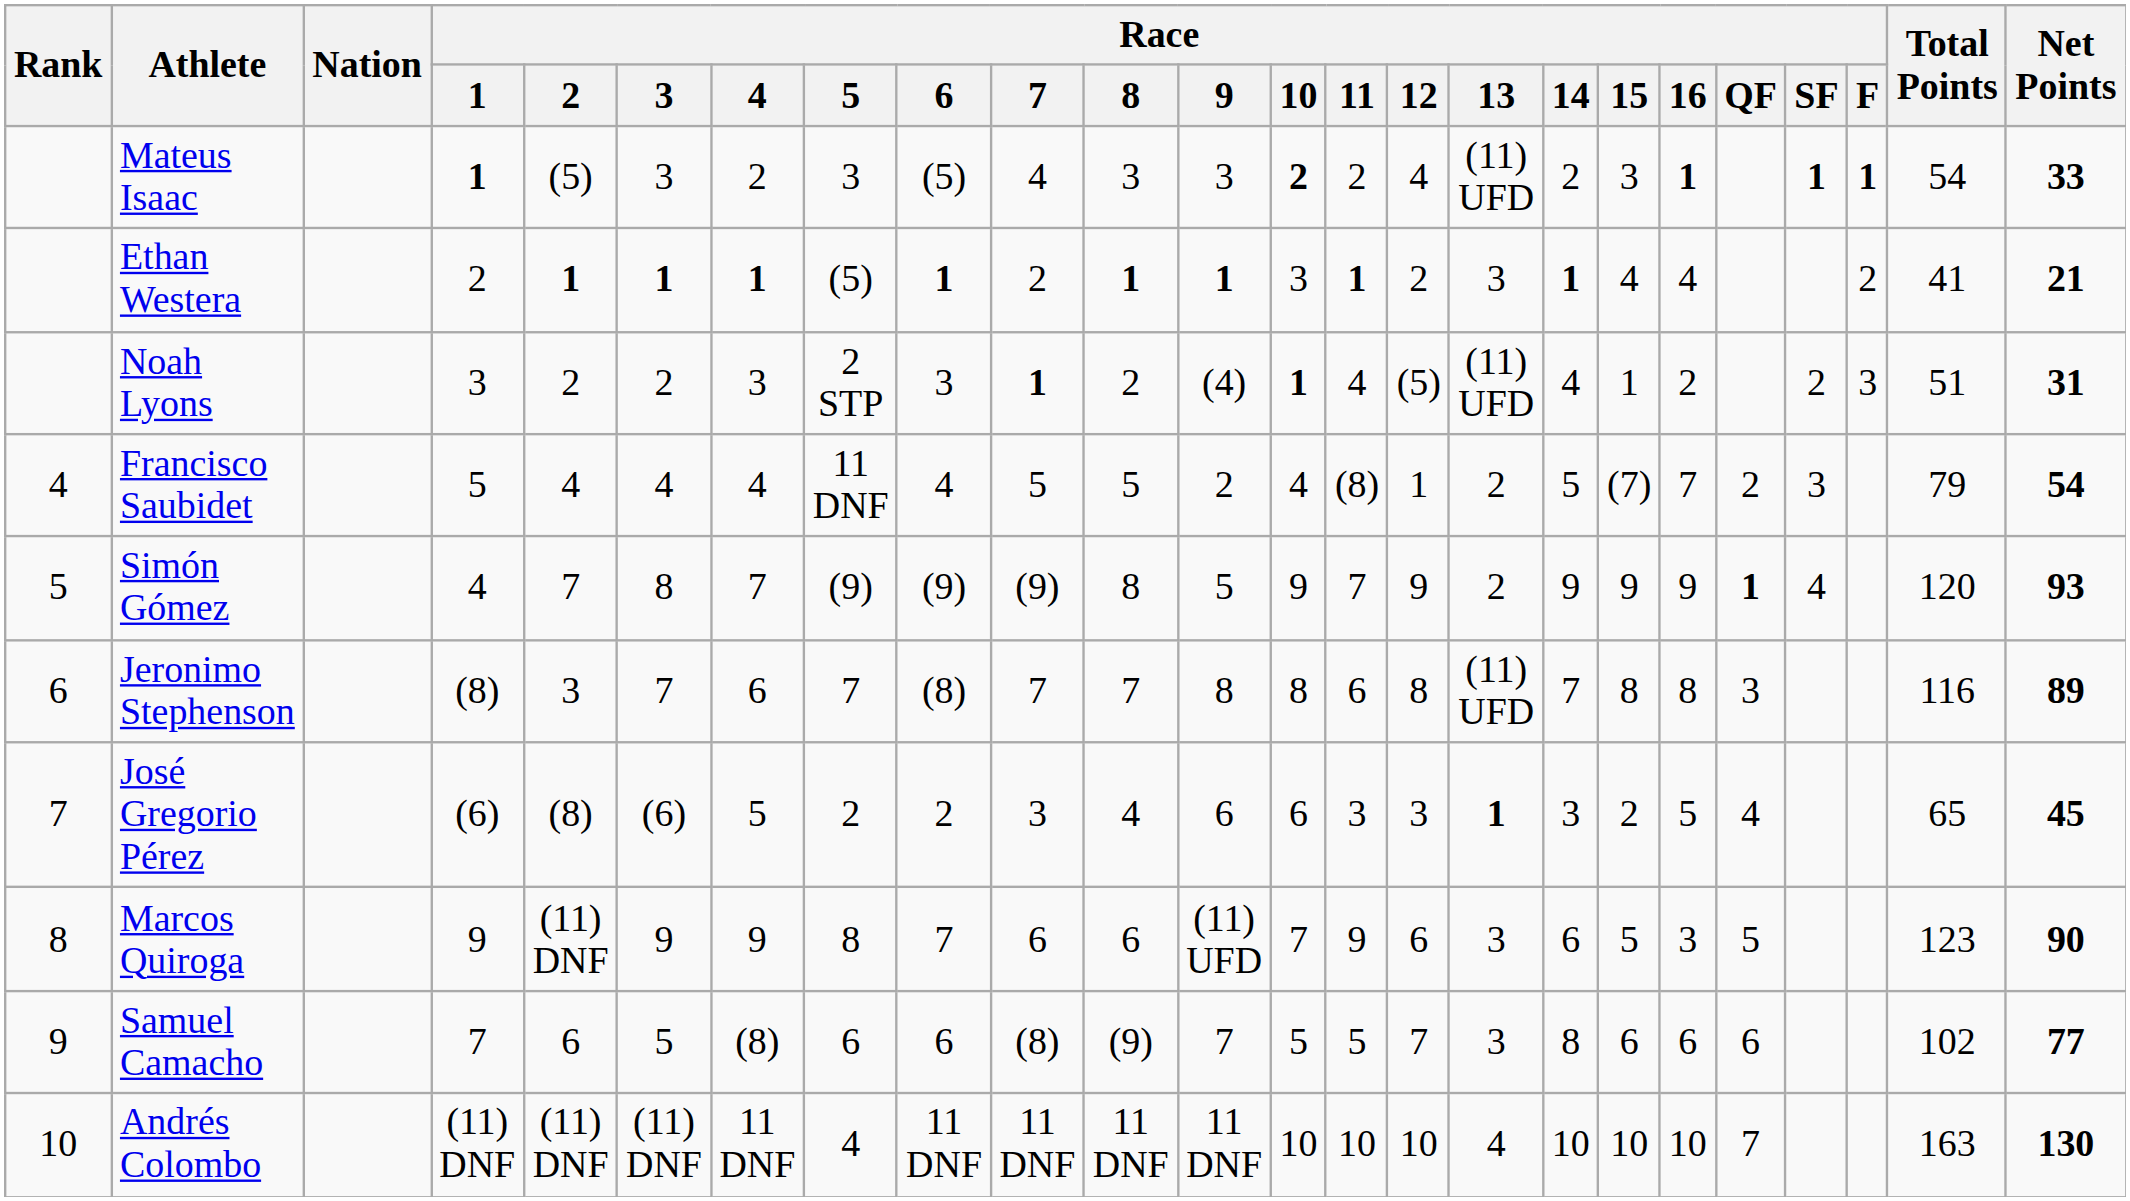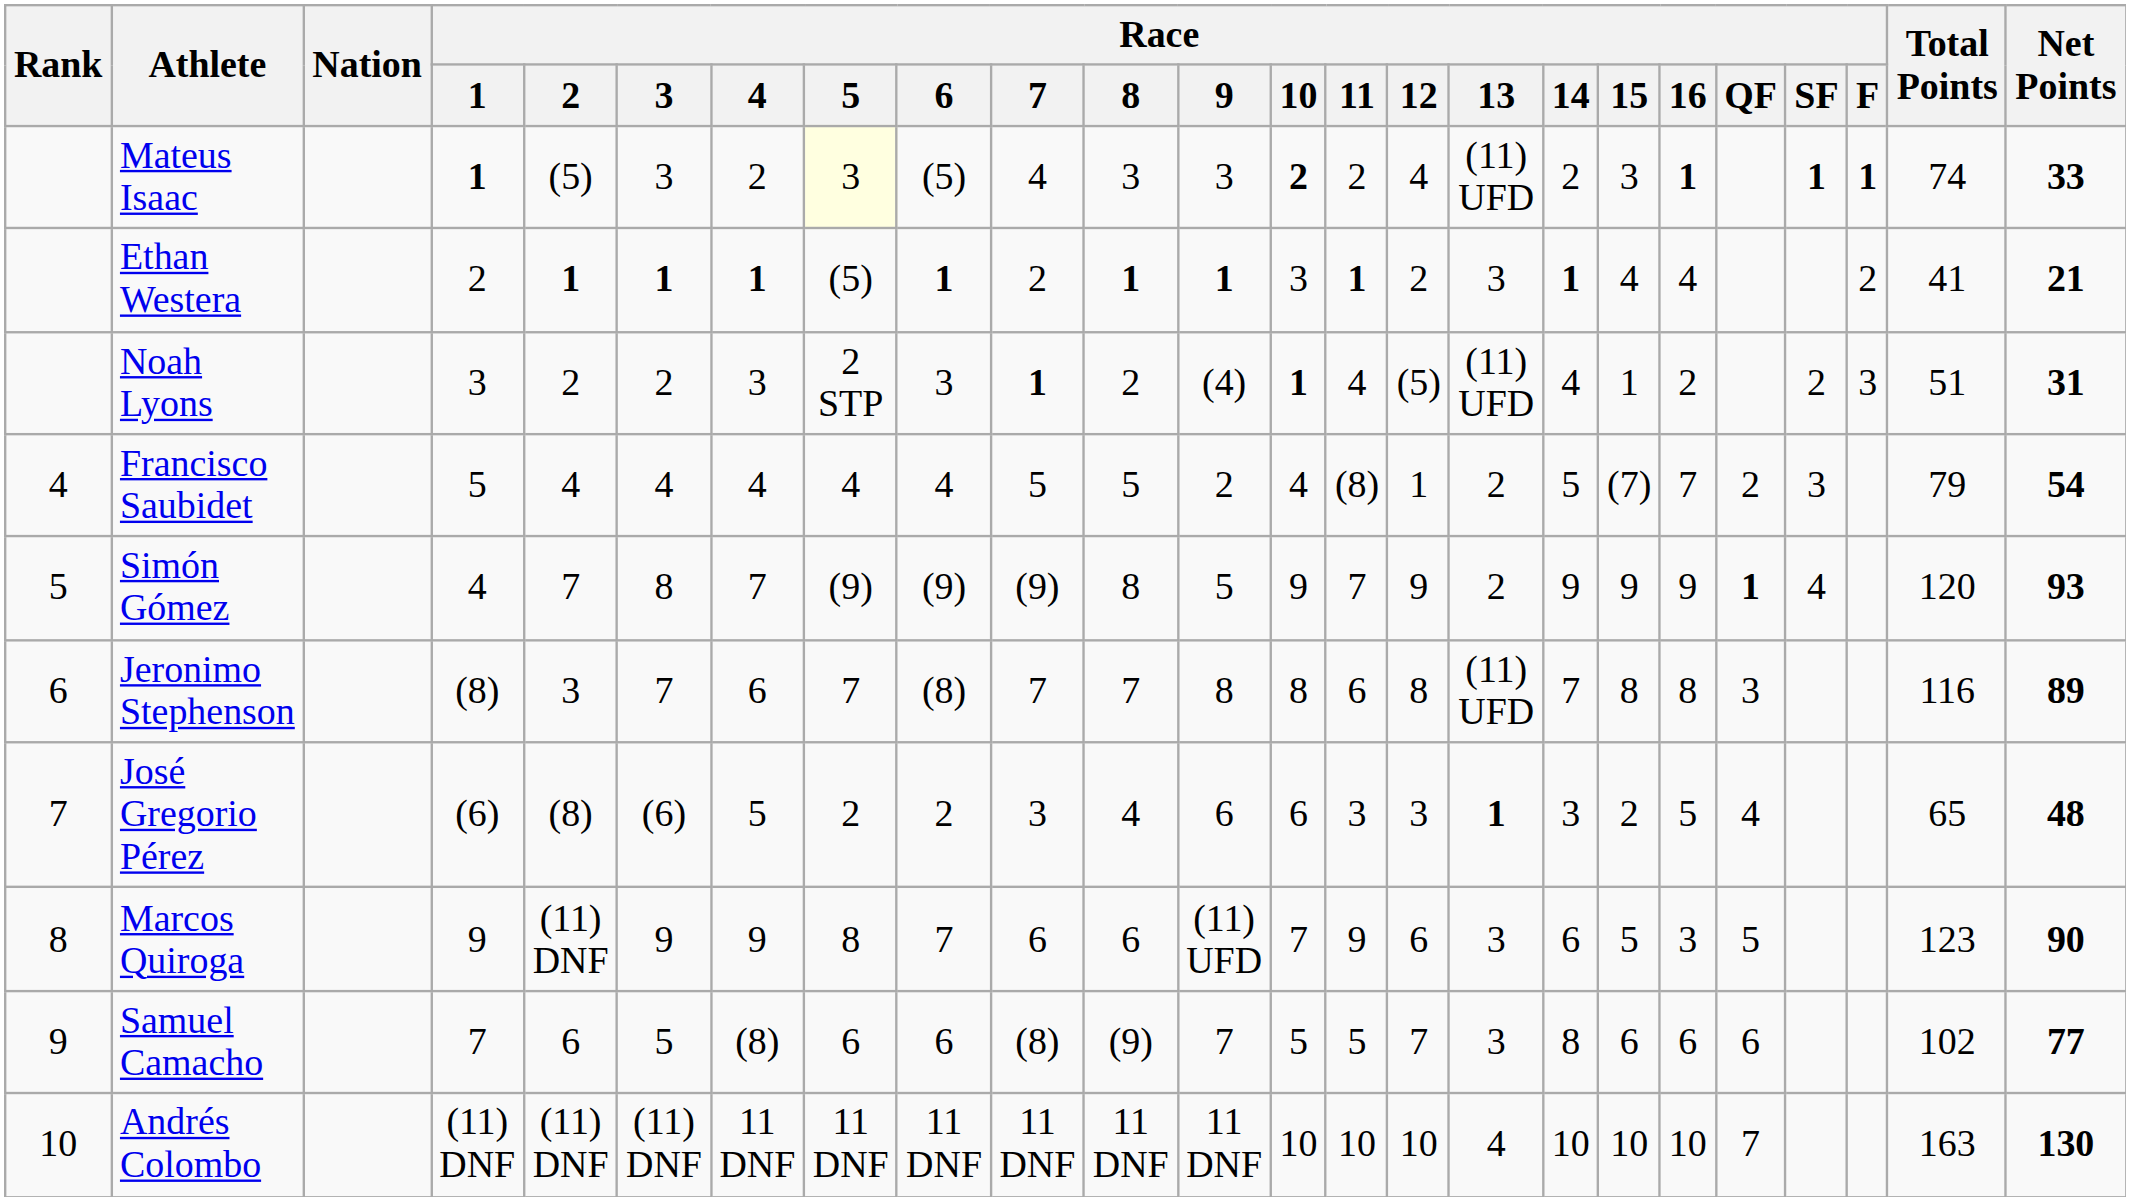(851, 176) no background -> (851, 176) lightyellow background
(1947, 176) 54 -> (1947, 176) 74
(851, 484) 11 DNF -> (851, 484) 4
(2066, 814) 45 -> (2066, 814) 48
(851, 1144) 4 -> (851, 1144) 11 DNF
